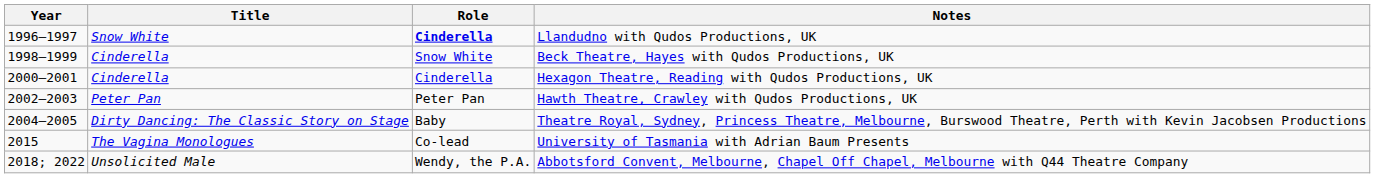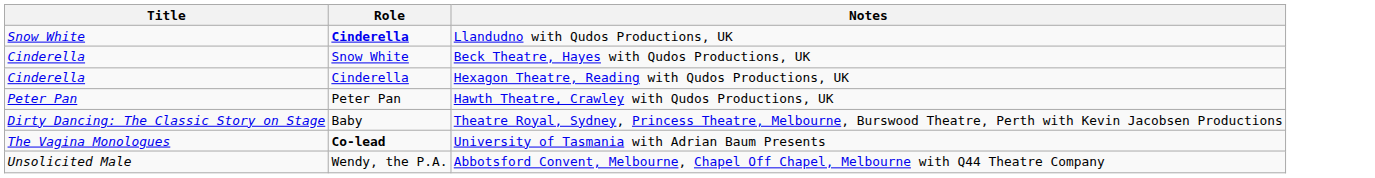- column: (46, 15)
(442, 141) normal -> (359, 141) bold
